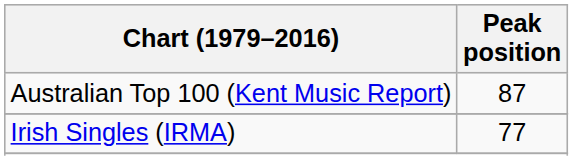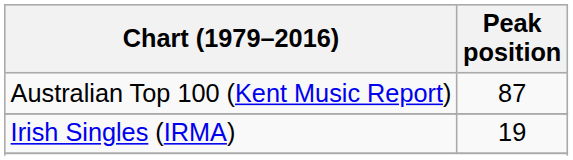(512, 133) 77 -> (512, 133) 19
